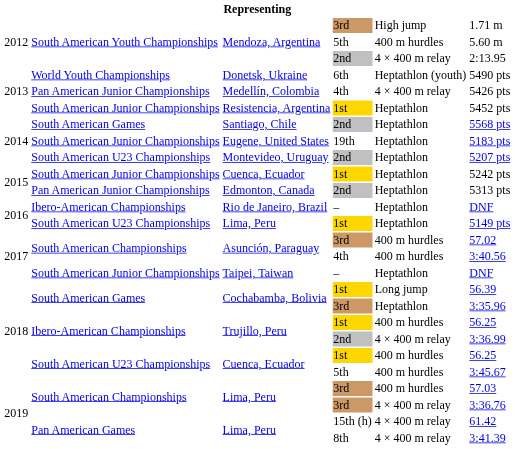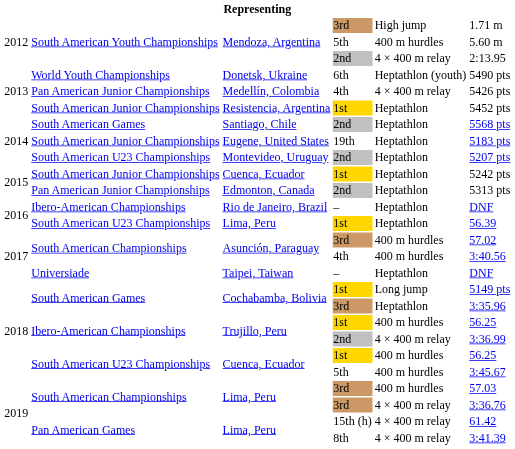(490, 223) 5149 pts -> (483, 223) 56.39
(125, 273) South American Junior Championships -> (60, 273) Universiade
(483, 289) 56.39 -> (490, 289) 5149 pts
